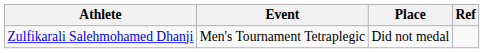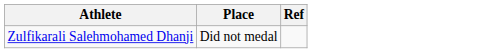- column: (282, 15)
